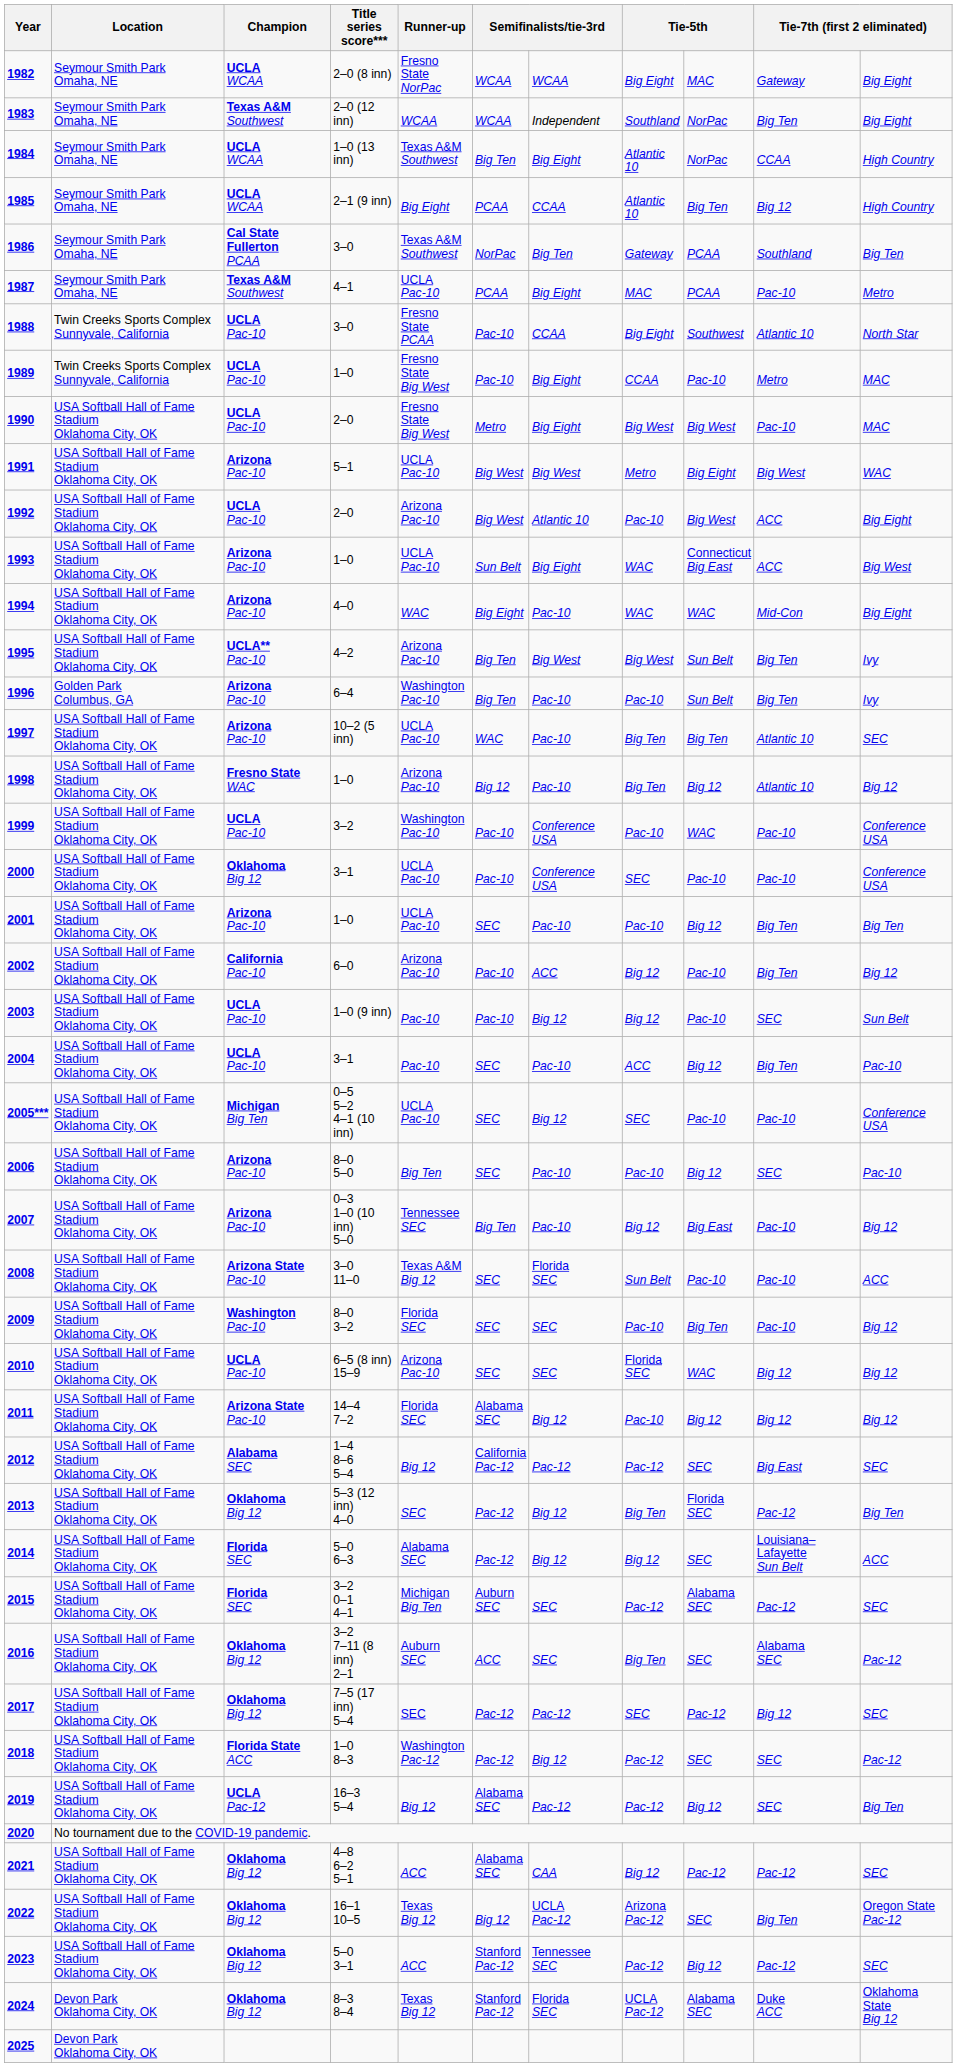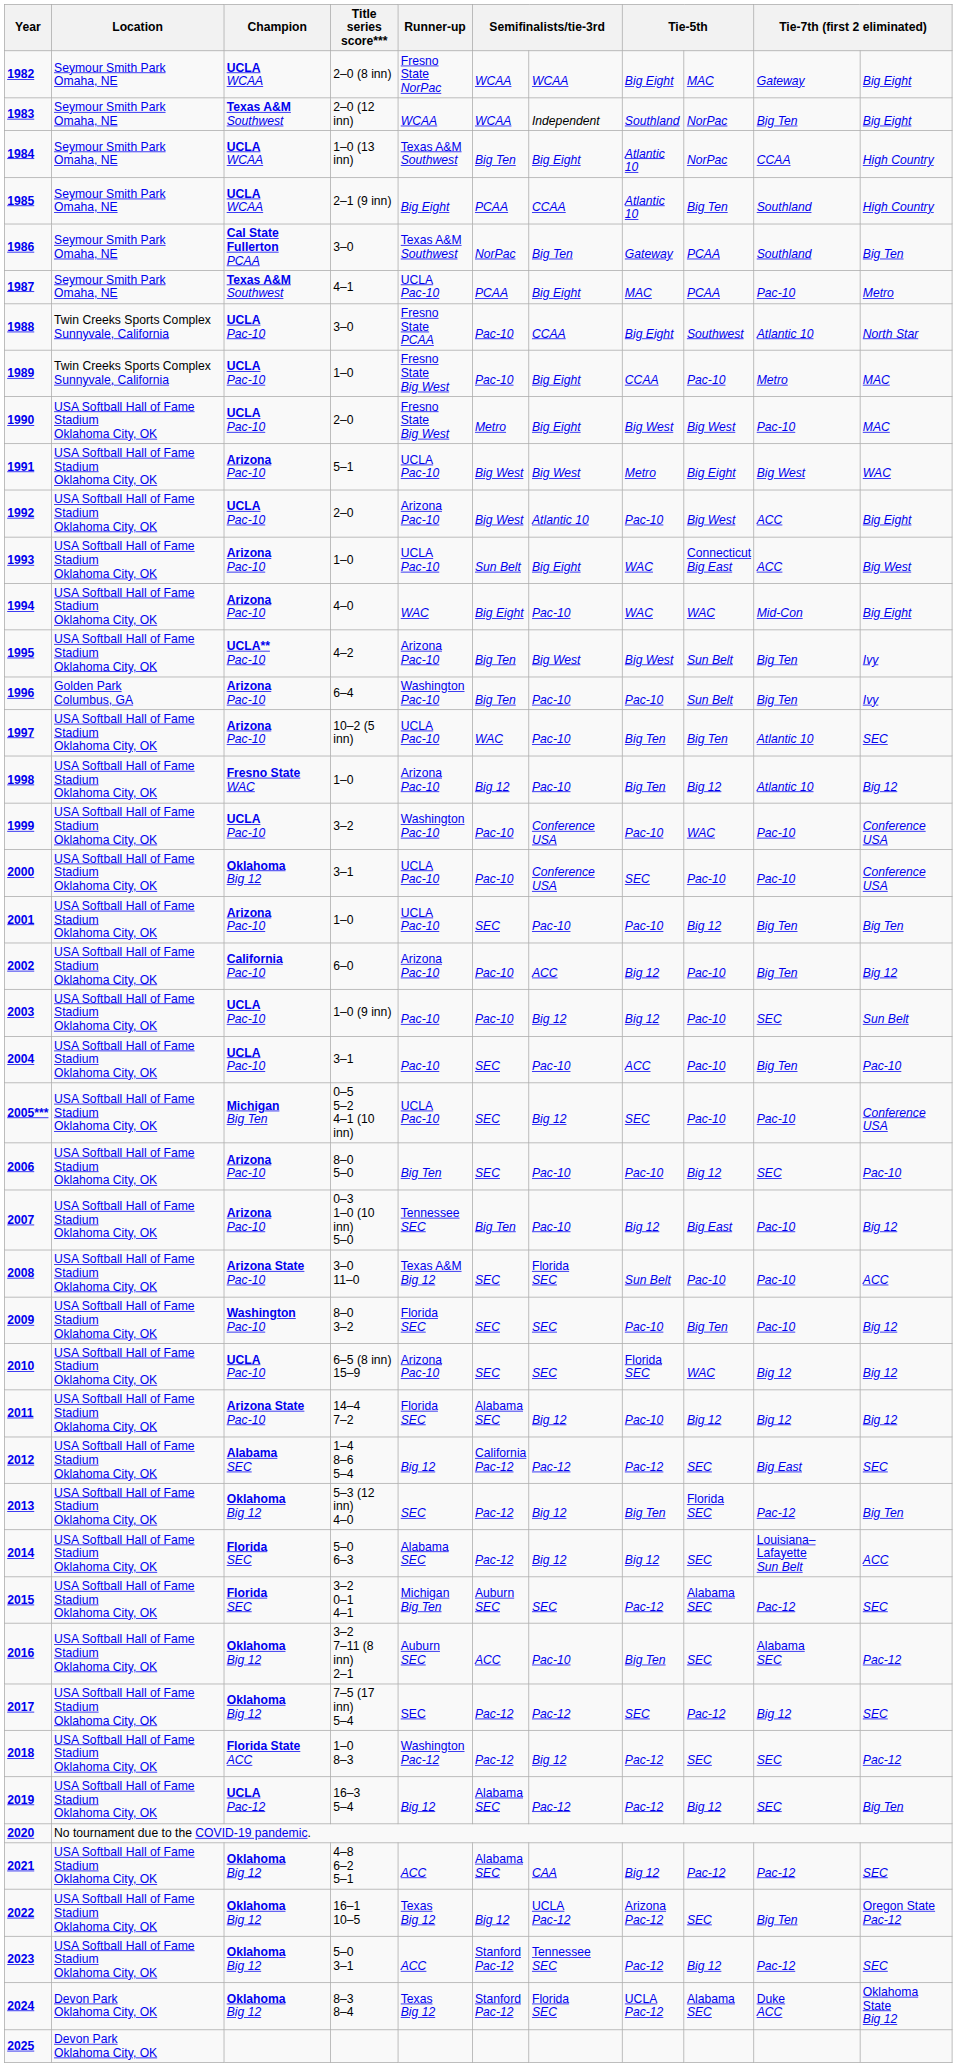(774, 207) Big 12 -> (784, 207) Southland
(704, 1066) Big 12 -> (706, 1066) Pac-10
(544, 1660) SEC -> (551, 1660) Pac-10
